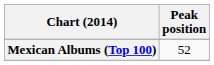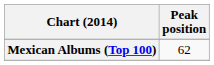(184, 49) 52 -> (184, 49) 62
